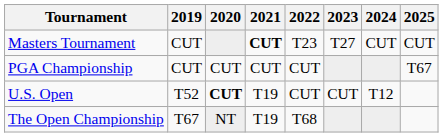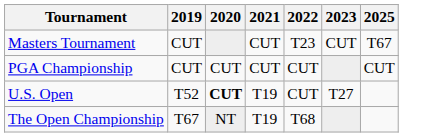- column: (381, 17)
(266, 43) bold -> (265, 43) normal
(343, 43) T27 -> (341, 43) CUT
(419, 43) CUT -> (379, 43) T67
(419, 68) T67 -> (379, 68) CUT
(343, 94) CUT -> (341, 94) T27
